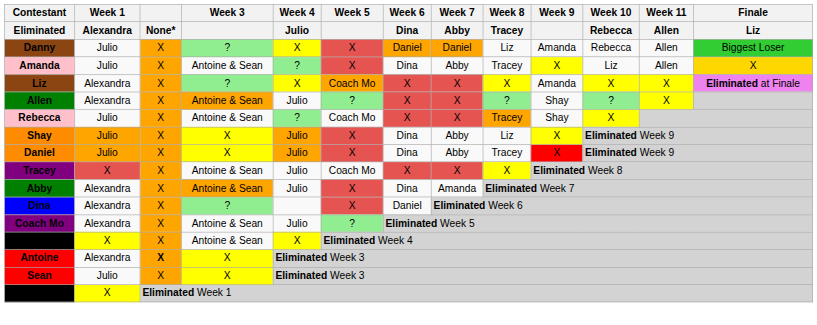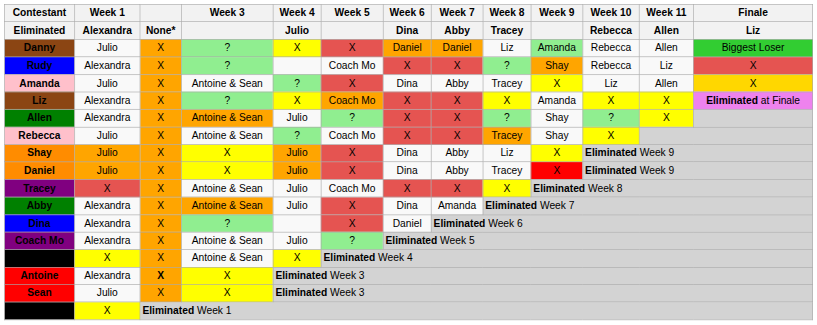(557, 48) no background -> (557, 48) lightgreen background
+ row: (39, 65)
